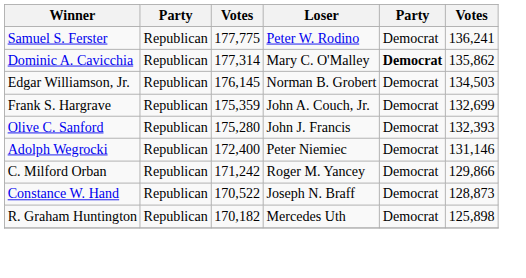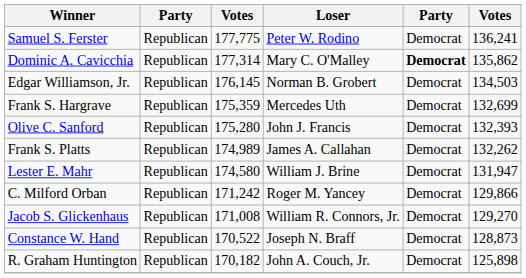(318, 104) John A. Couch, Jr. -> (306, 104) Mercedes Uth
+ row: (49, 149)
+ row: (50, 171)
- row: (58, 149)
+ row: (68, 216)
(306, 216) Mercedes Uth -> (318, 261) John A. Couch, Jr.
